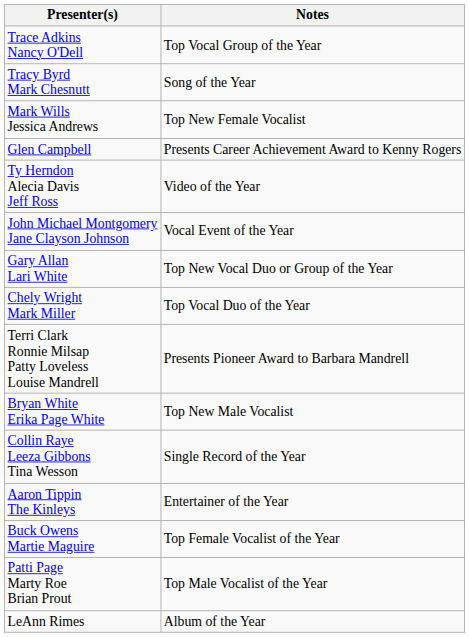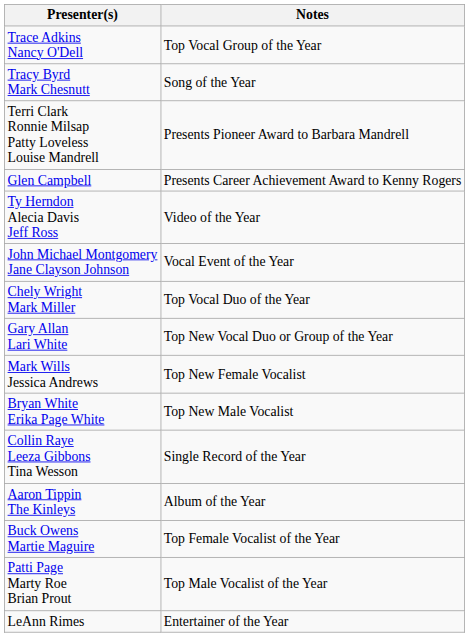rows swapped: (53, 119) <-> (53, 358)
rows swapped: (45, 306) <-> (38, 268)
(226, 501) Entertainer of the Year -> (215, 501) Album of the Year
(215, 621) Album of the Year -> (226, 621) Entertainer of the Year
